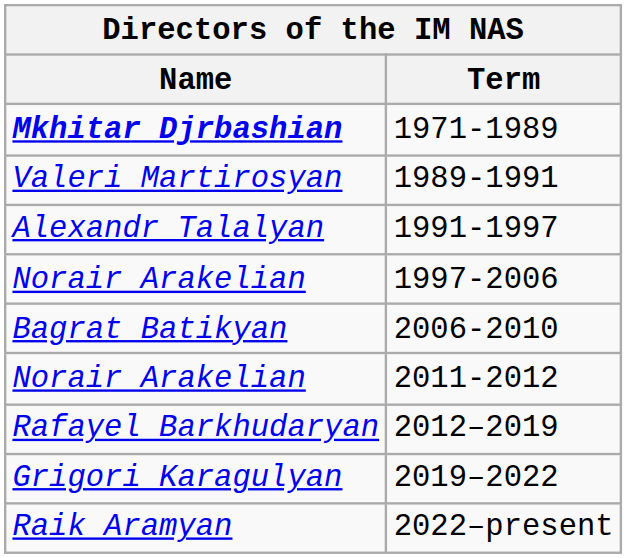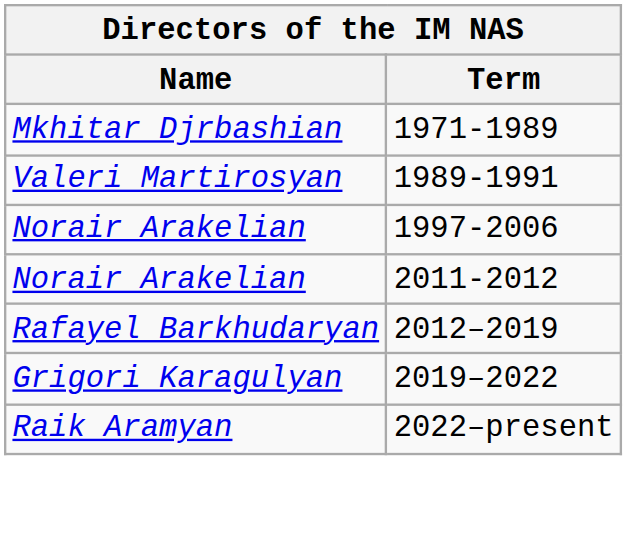(177, 130) bold -> (177, 130) normal
- row: (476, 229)
- row: (476, 329)
